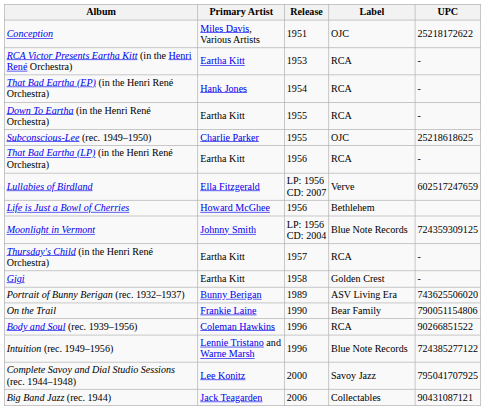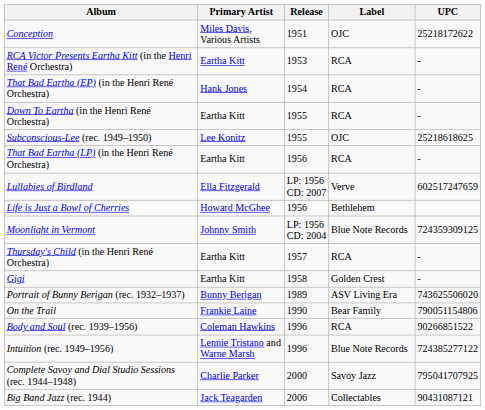(230, 137) Charlie Parker -> (223, 137) Lee Konitz
(223, 376) Lee Konitz -> (230, 376) Charlie Parker
